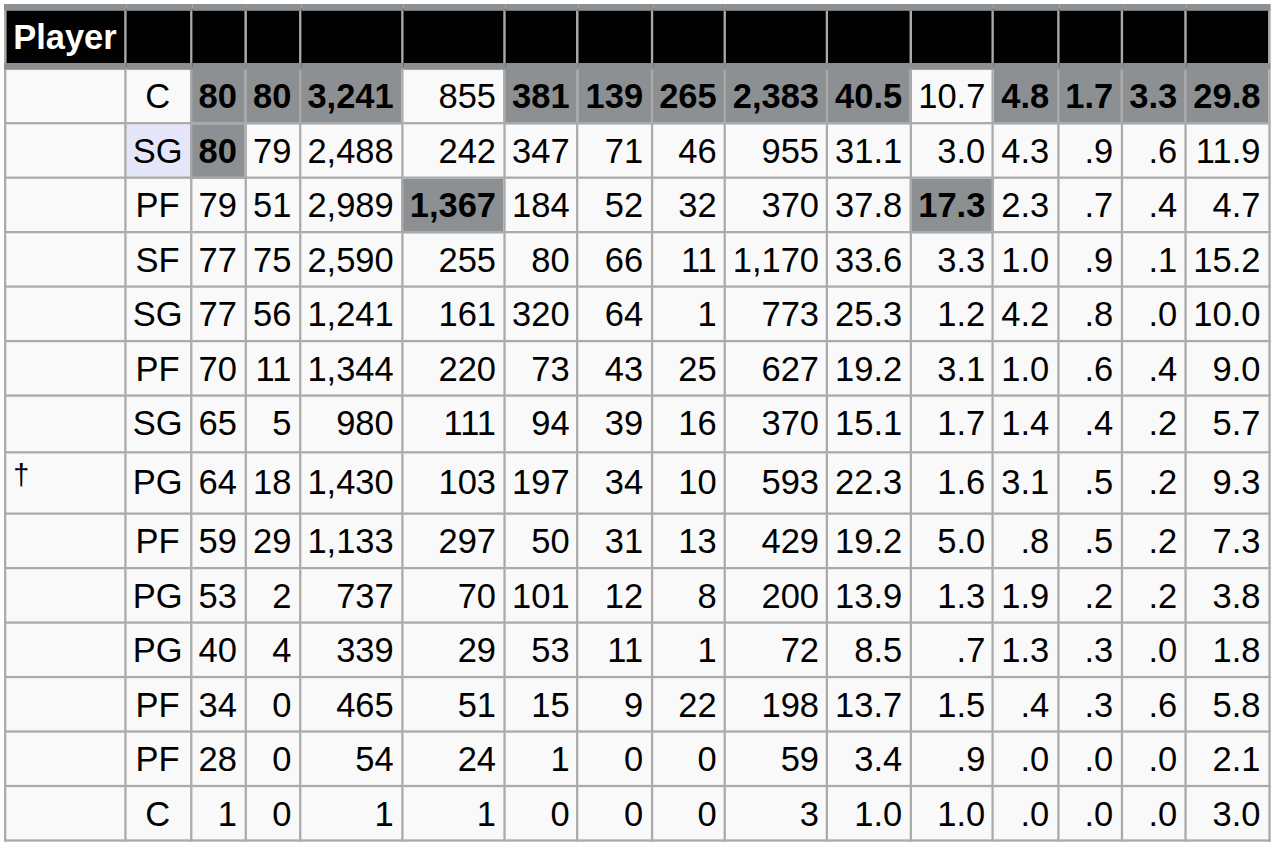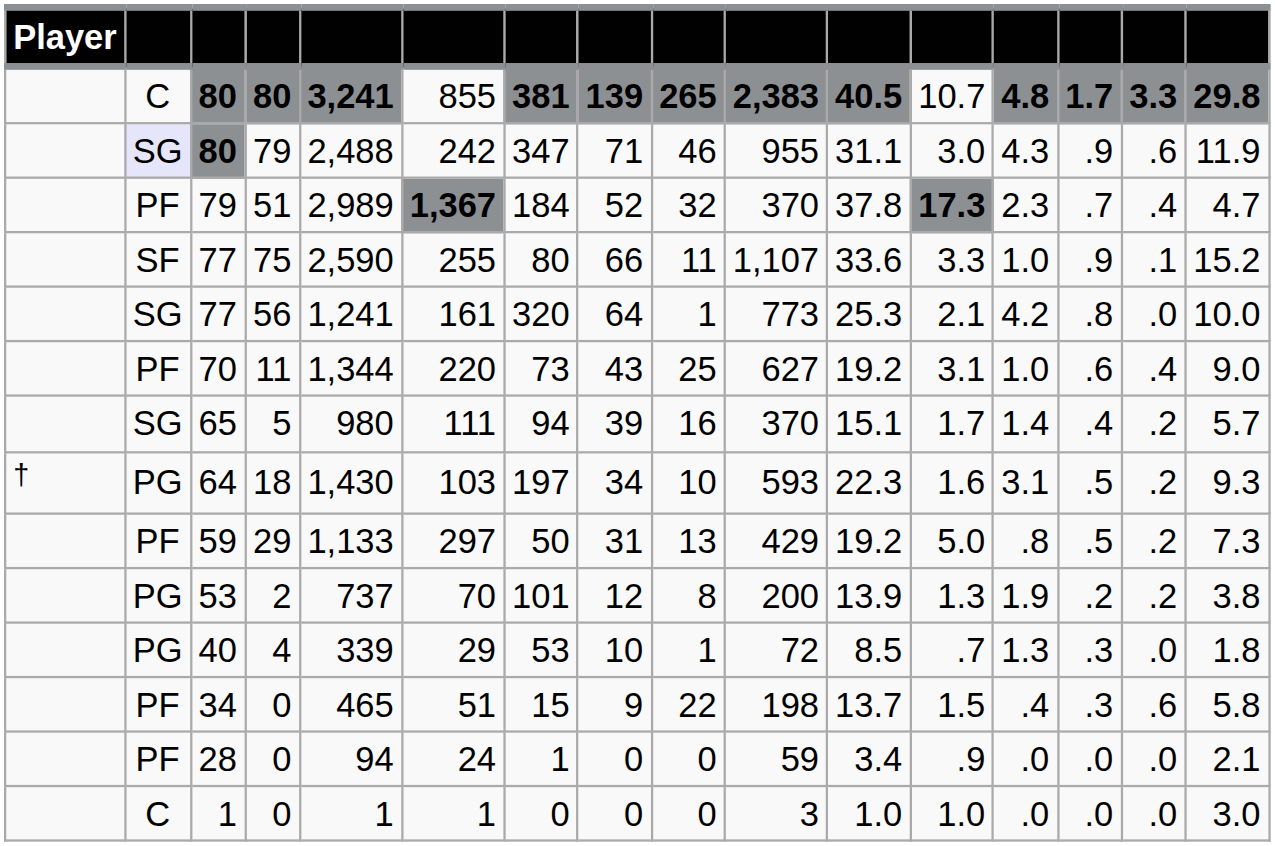(776, 260) 1,170 -> (776, 260) 1,107
(961, 315) 1.2 -> (961, 315) 2.1
(625, 650) 11 -> (624, 650) 10
(375, 759) 54 -> (375, 759) 94
